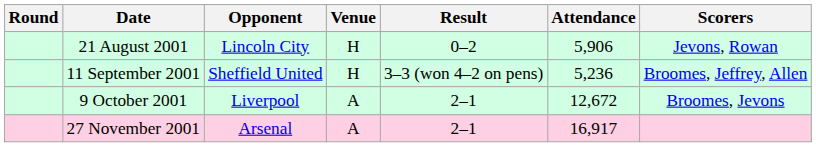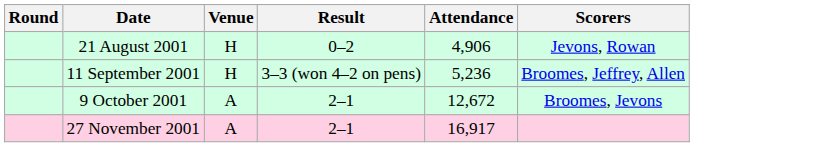- column: (265, 18)
(593, 45) 5,906 -> (471, 45) 4,906
